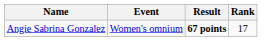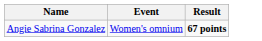- column: (243, 12)
